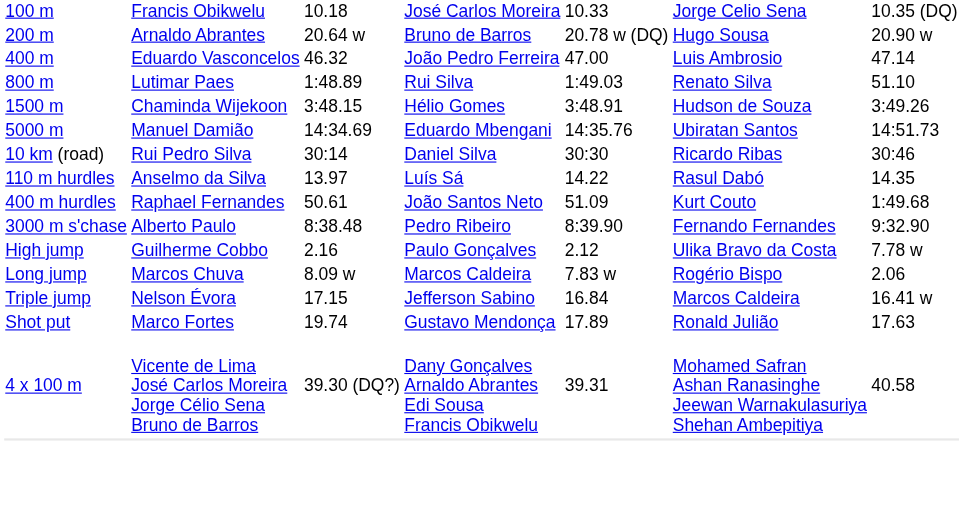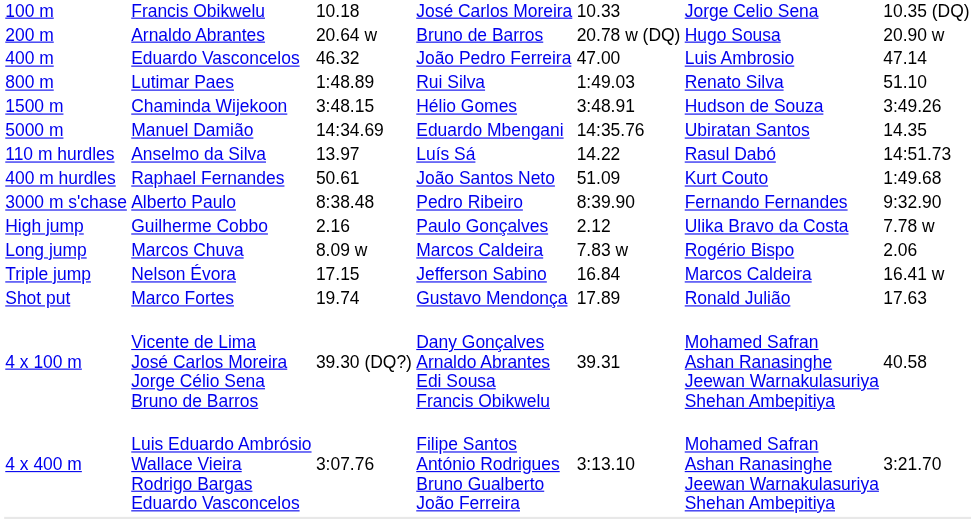(905, 130) 14:51.73 -> (905, 130) 14.35
- row: (55, 154)
(893, 178) 14.35 -> (917, 154) 14:51.73
+ row: (44, 464)
